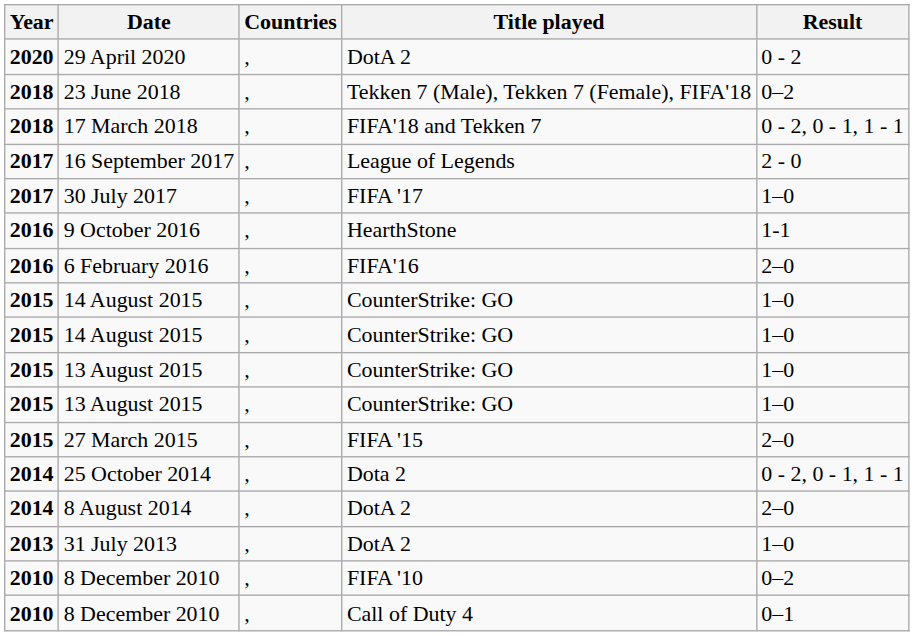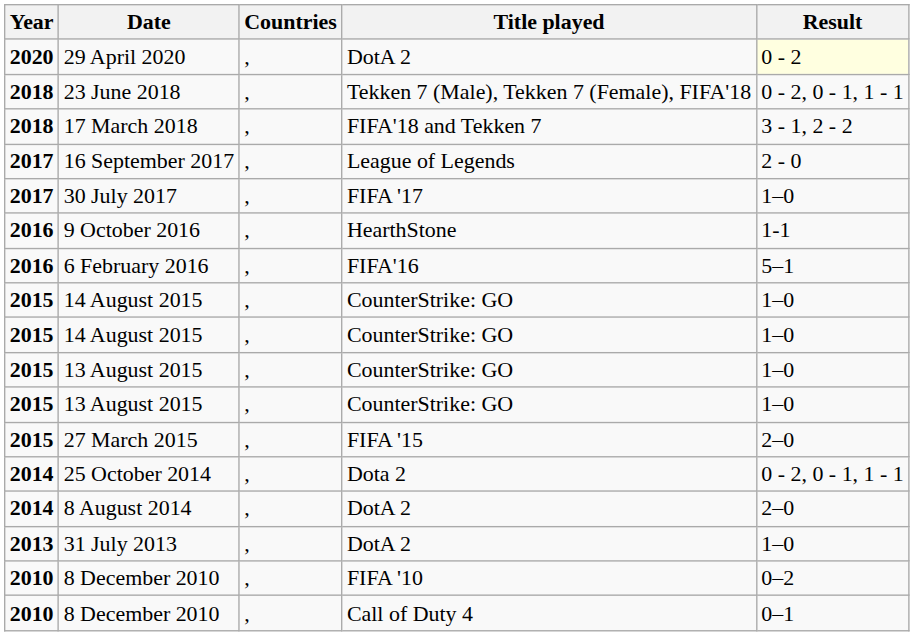(781, 56) no background -> (781, 56) lightyellow background
(778, 91) 0–2 -> (833, 91) 0 - 2, 0 - 1, 1 - 1
(833, 126) 0 - 2, 0 - 1, 1 - 1 -> (807, 126) 3 - 1, 2 - 2
(778, 265) 2–0 -> (778, 265) 5–1
